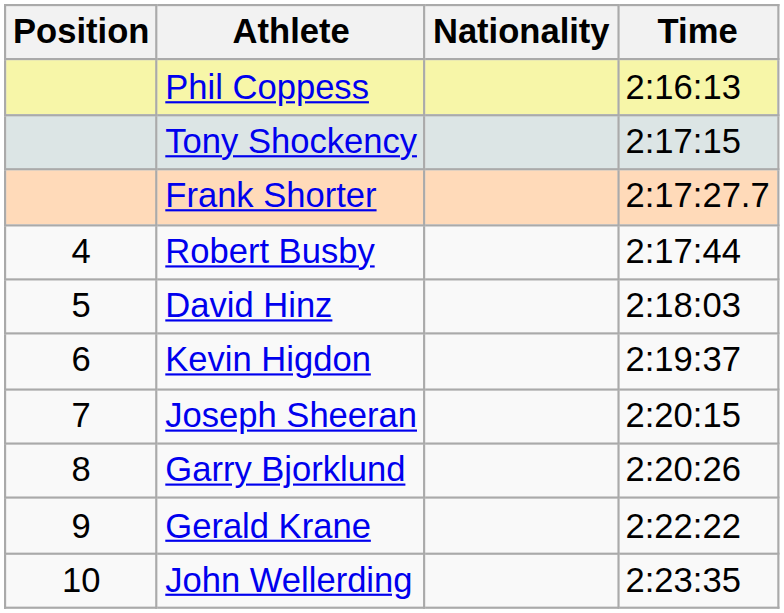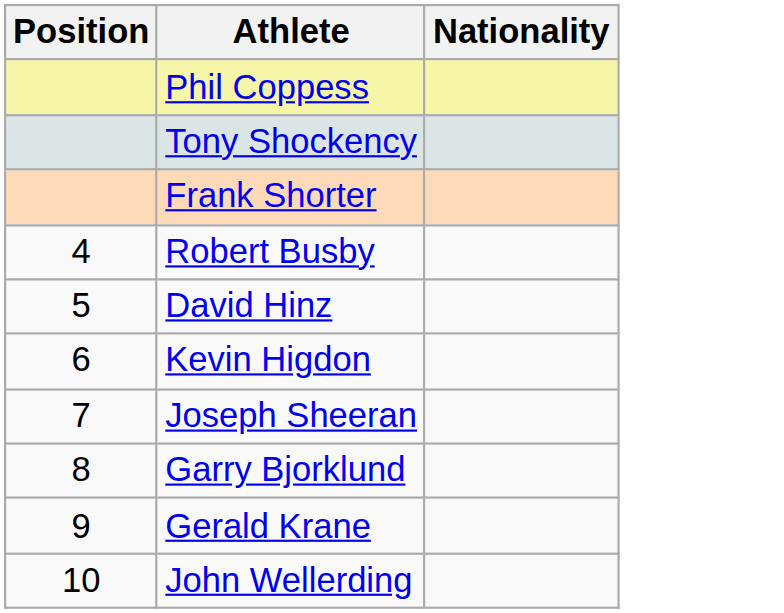- column: (698, 31)
